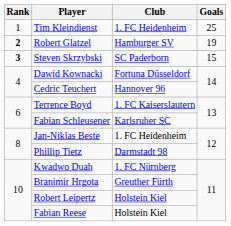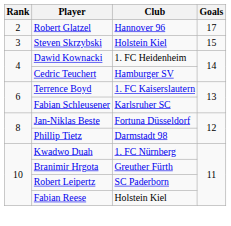- row: (66, 27)
(18, 43) bold -> (18, 27) normal
(144, 43) Hamburger SV -> (140, 27) Hannover 96
(211, 43) 19 -> (211, 27) 17
(18, 58) bold -> (18, 43) normal
(142, 58) SC Paderborn -> (141, 43) Holstein Kiel
(152, 74) Fortuna Düsseldorf -> (150, 58) 1. FC Heidenheim
(140, 89) Hannover 96 -> (144, 74) Hamburger SV
(150, 136) 1. FC Heidenheim -> (152, 120) Fortuna Düsseldorf
(141, 197) Holstein Kiel -> (142, 182) SC Paderborn
